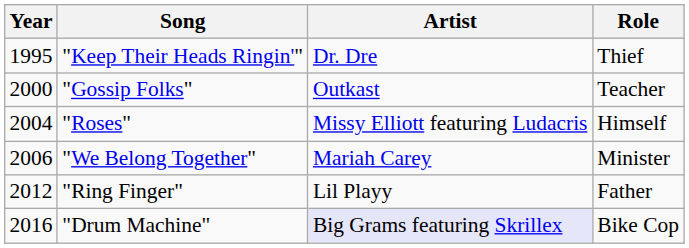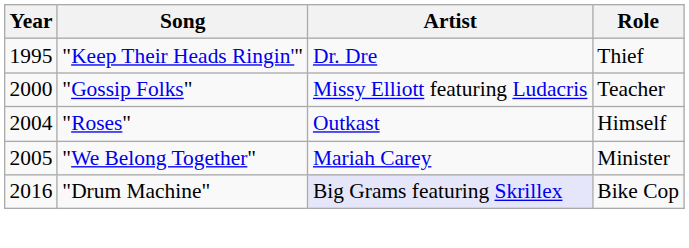(346, 89) Outkast -> (450, 89) Missy Elliott featuring Ludacris
(450, 123) Missy Elliott featuring Ludacris -> (346, 123) Outkast
(31, 157) 2006 -> (31, 157) 2005
- row: (123, 191)
